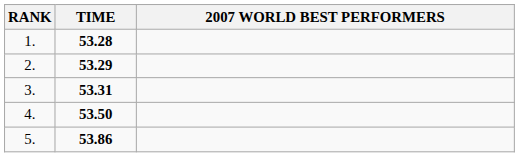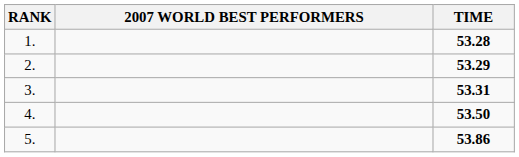columns swapped: (325, 17) <-> (96, 17)
